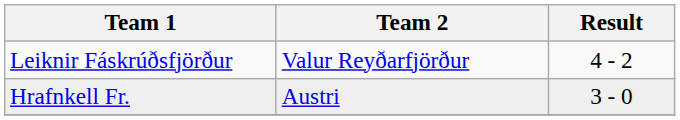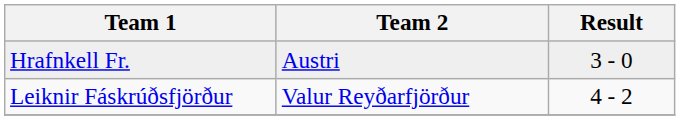rows swapped: (121, 59) <-> (70, 96)
